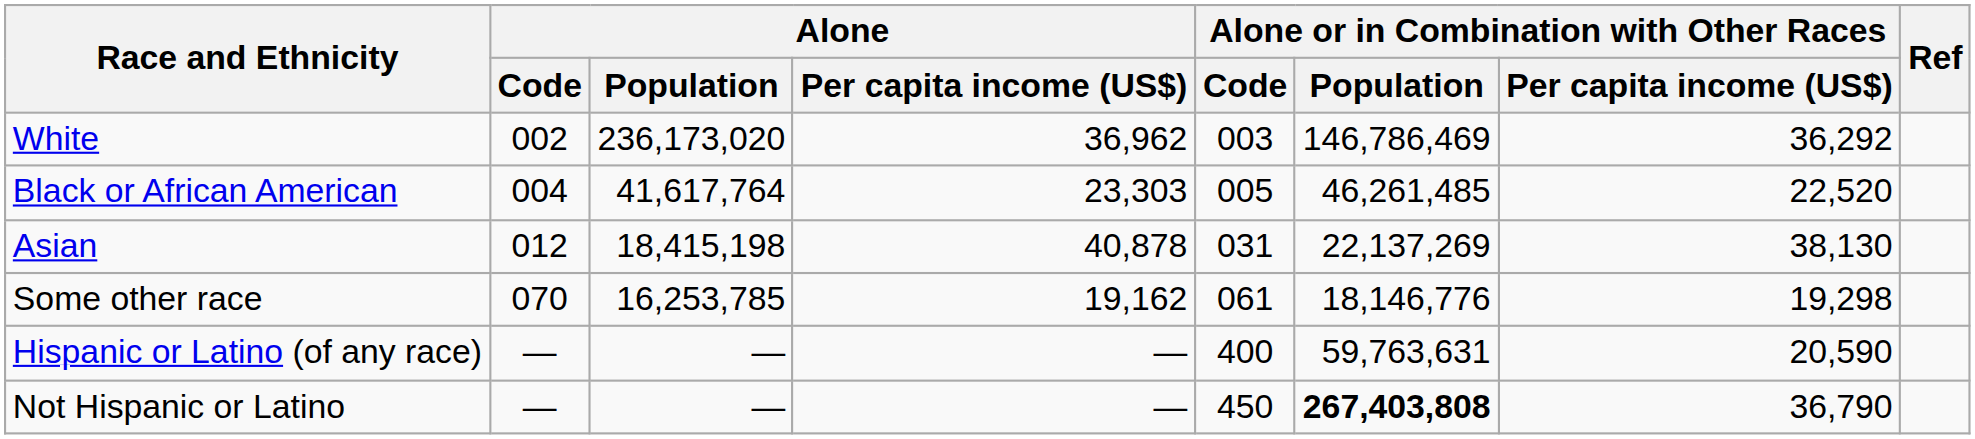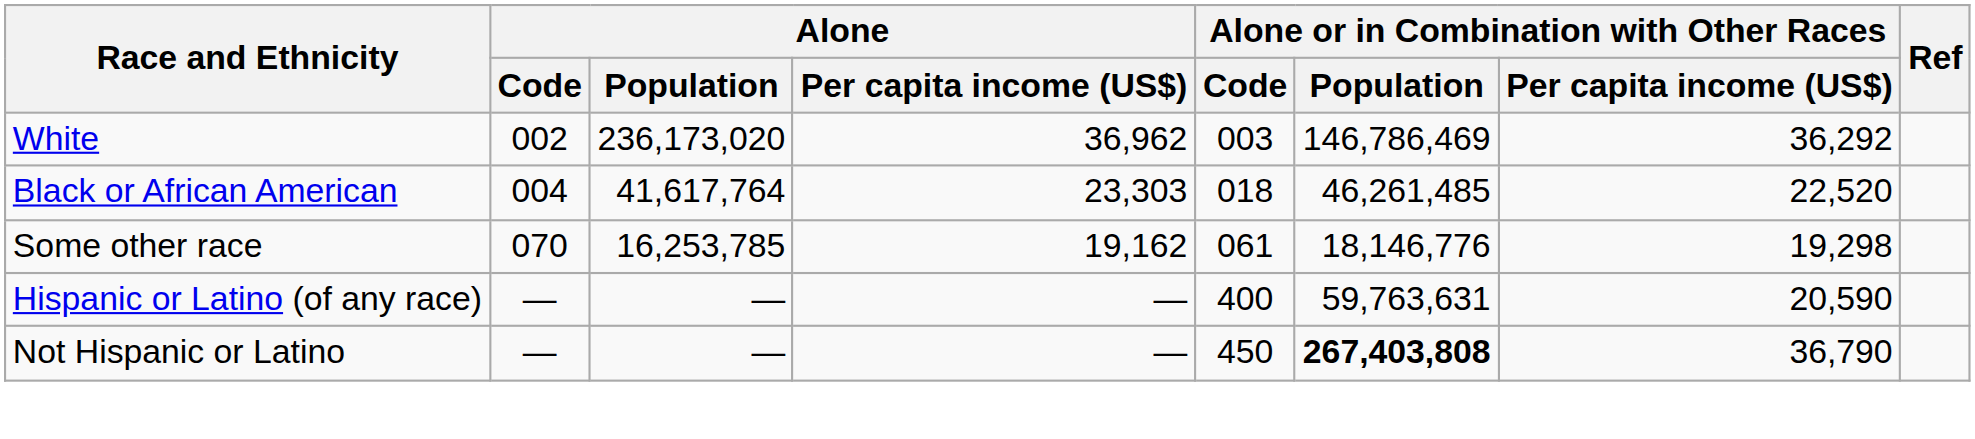(1245, 191) 005 -> (1245, 191) 018
- row: (55, 245)
